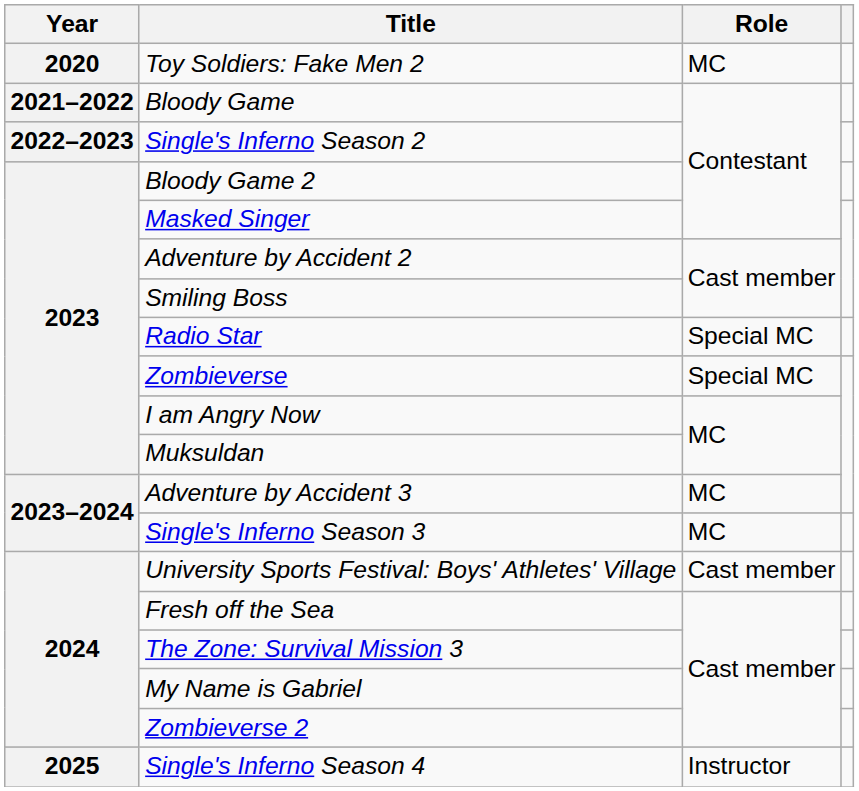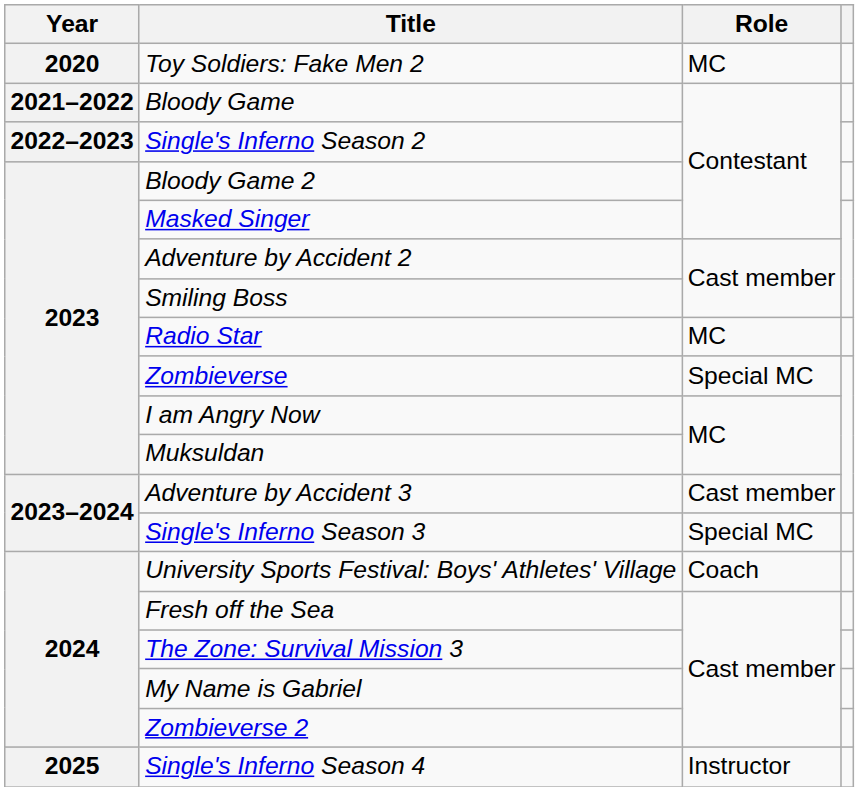(751, 336) Special MC -> (707, 336) MC
(707, 492) MC -> (762, 492) Cast member
(707, 532) MC -> (751, 532) Special MC
(762, 571) Cast member -> (723, 571) Coach
